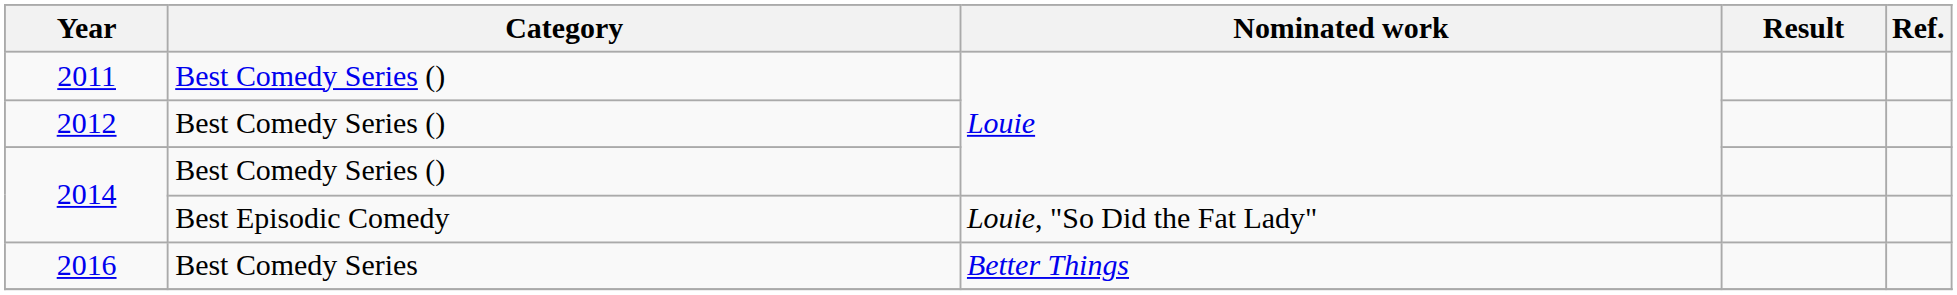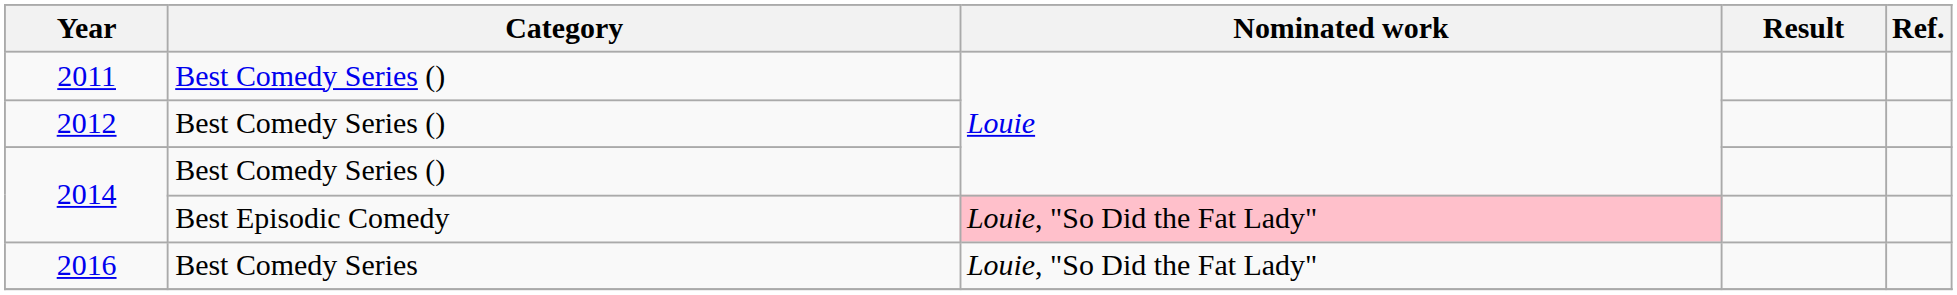(1142, 218) no background -> (1142, 218) pink background
(1048, 265) Better Things -> (1142, 265) Louie, "So Did the Fat Lady"
